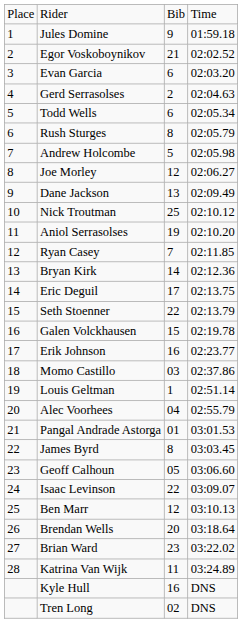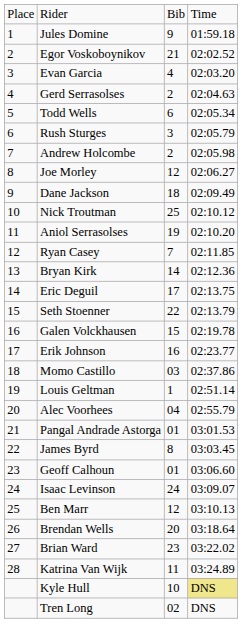(170, 73) 6 -> (170, 73) 4
(170, 133) 8 -> (170, 133) 3
(170, 152) 5 -> (170, 152) 2
(173, 192) 13 -> (173, 192) 18
(173, 469) 05 -> (173, 469) 01
(173, 489) 22 -> (173, 489) 24
(173, 588) 16 -> (173, 588) 10
(203, 588) no background -> (203, 588) khaki background
